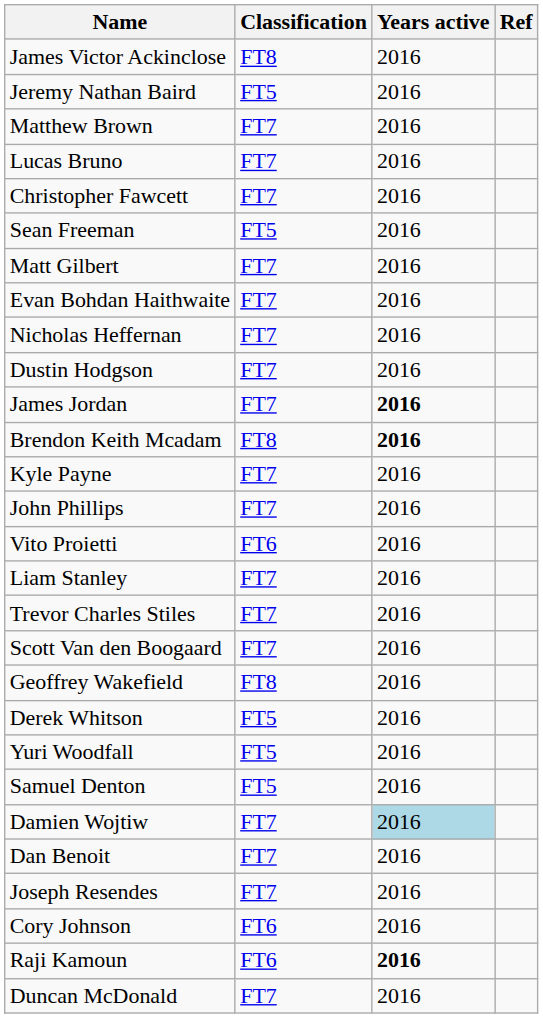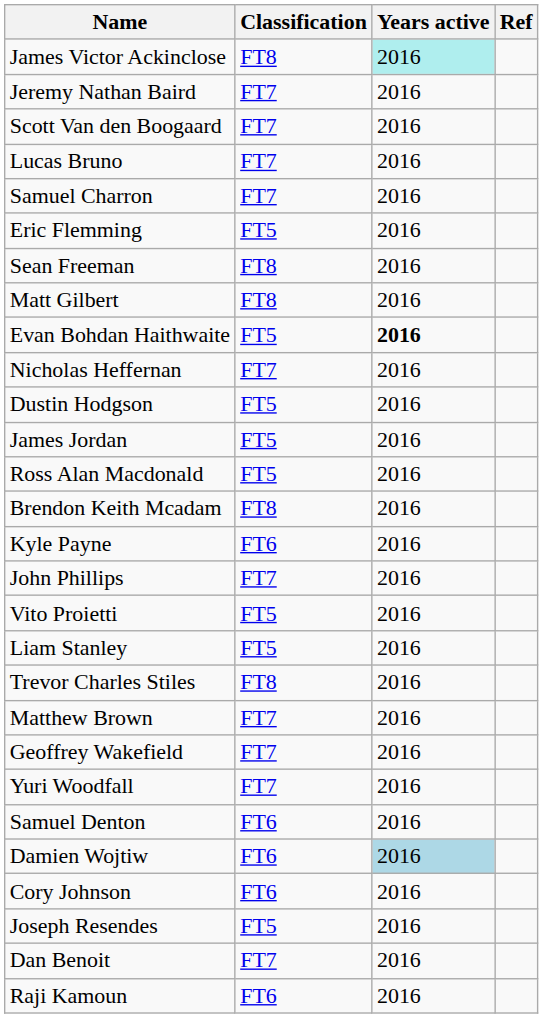(399, 56) no background -> (399, 56) paleturquoise background
(258, 91) FT5 -> (258, 91) FT7
rows swapped: (81, 126) <-> (116, 647)
+ row: (81, 195)
- row: (99, 195)
+ row: (76, 230)
(258, 230) FT5 -> (258, 265) FT8
(258, 265) FT7 -> (258, 299) FT8
(258, 299) FT7 -> (258, 334) FT5
(399, 299) normal -> (399, 334) bold
(258, 369) FT7 -> (258, 404) FT5
(258, 404) FT7 -> (258, 439) FT5
(399, 404) bold -> (399, 439) normal
+ row: (107, 473)
(399, 439) bold -> (399, 508) normal
(258, 473) FT7 -> (258, 543) FT6
(258, 543) FT6 -> (258, 612) FT5
(258, 578) FT7 -> (258, 647) FT5
(258, 612) FT7 -> (258, 682) FT8
(258, 682) FT8 -> (258, 751) FT7
- row: (76, 717)
(258, 751) FT5 -> (258, 786) FT7
(258, 786) FT5 -> (258, 821) FT6
(258, 821) FT7 -> (258, 856) FT6
rows swapped: (70, 925) <-> (60, 856)
(258, 890) FT7 -> (258, 925) FT5
(399, 960) bold -> (399, 995) normal
- row: (93, 995)
